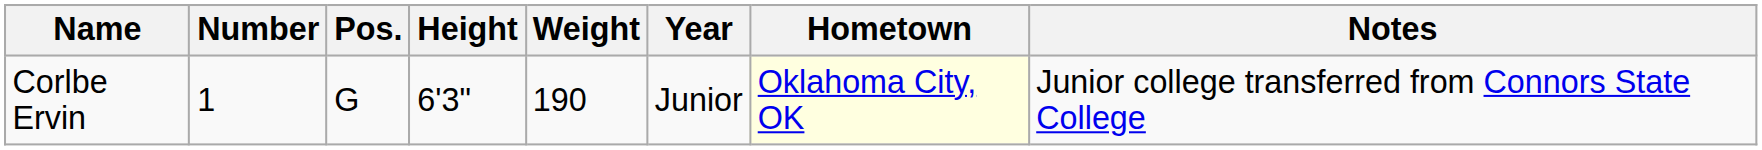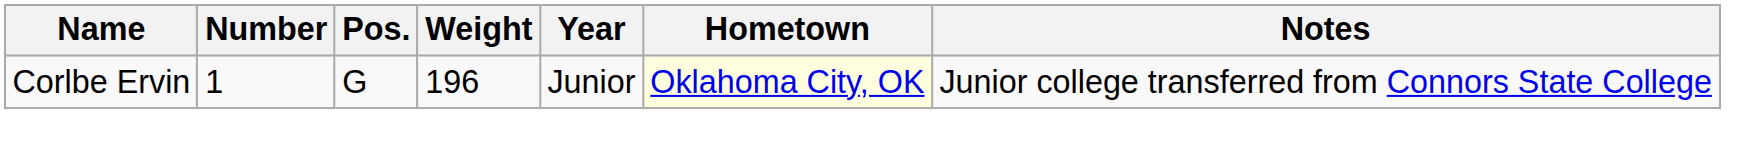- column: (468, 30)
(560, 99) 190 -> (452, 81) 196
